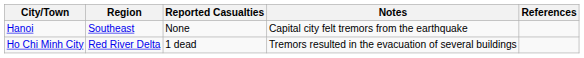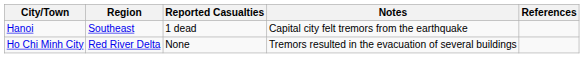(177, 28) None -> (181, 28) 1 dead
(181, 45) 1 dead -> (177, 45) None
